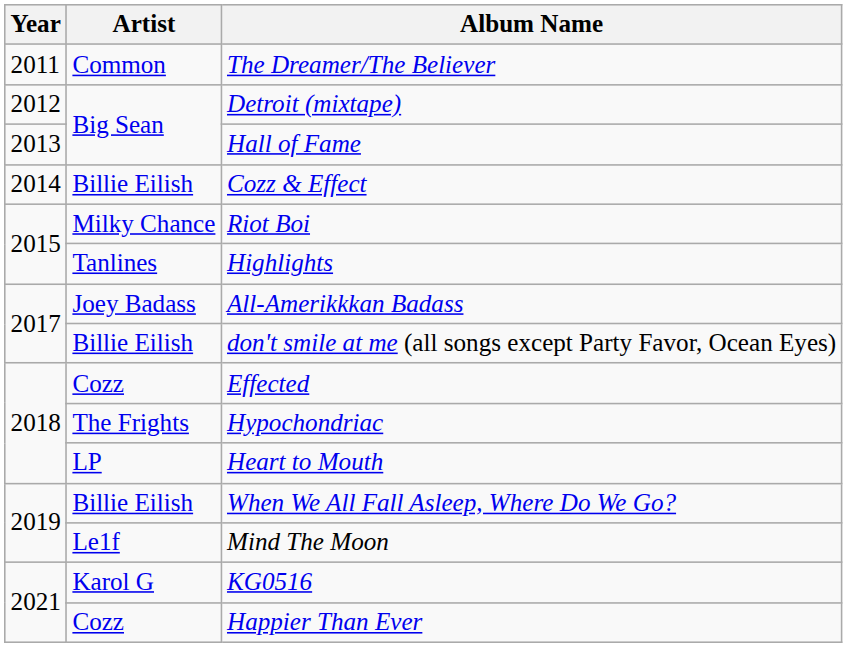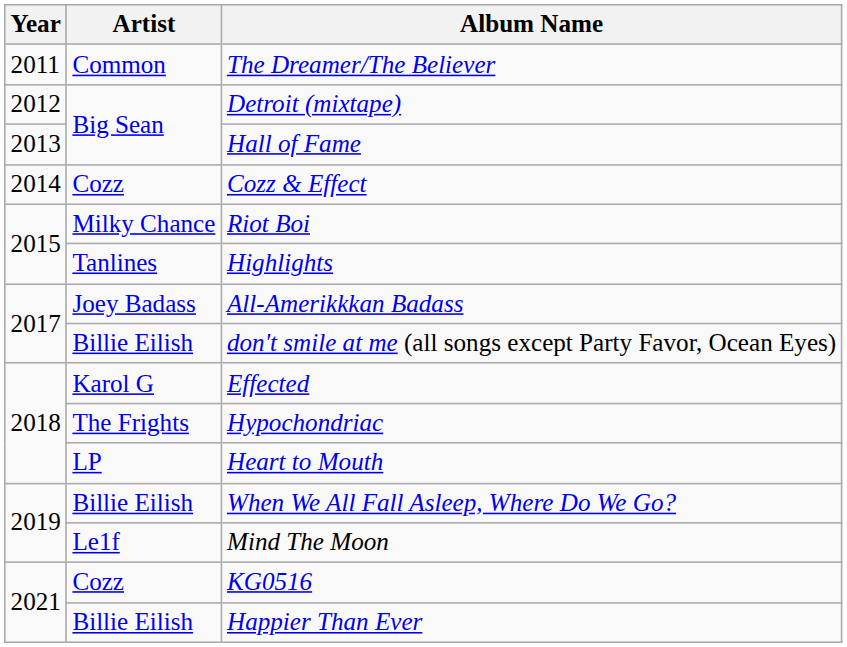(133, 183) Billie Eilish -> (98, 183) Cozz
(98, 382) Cozz -> (113, 382) Karol G
(113, 582) Karol G -> (98, 582) Cozz
(98, 622) Cozz -> (133, 622) Billie Eilish
